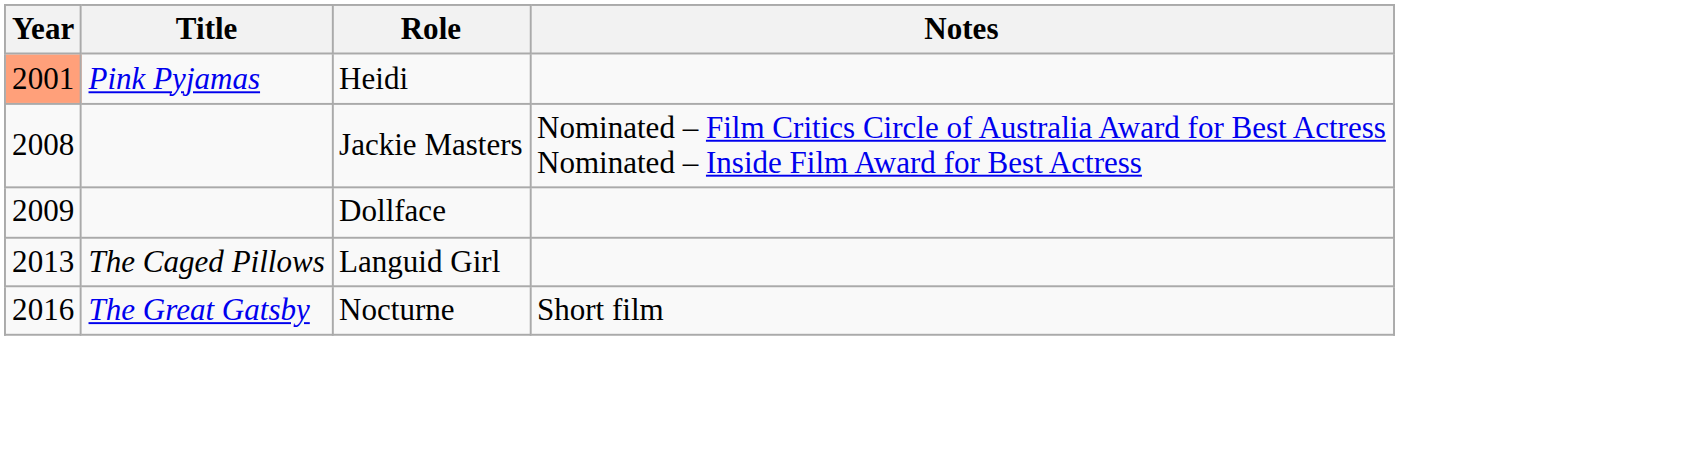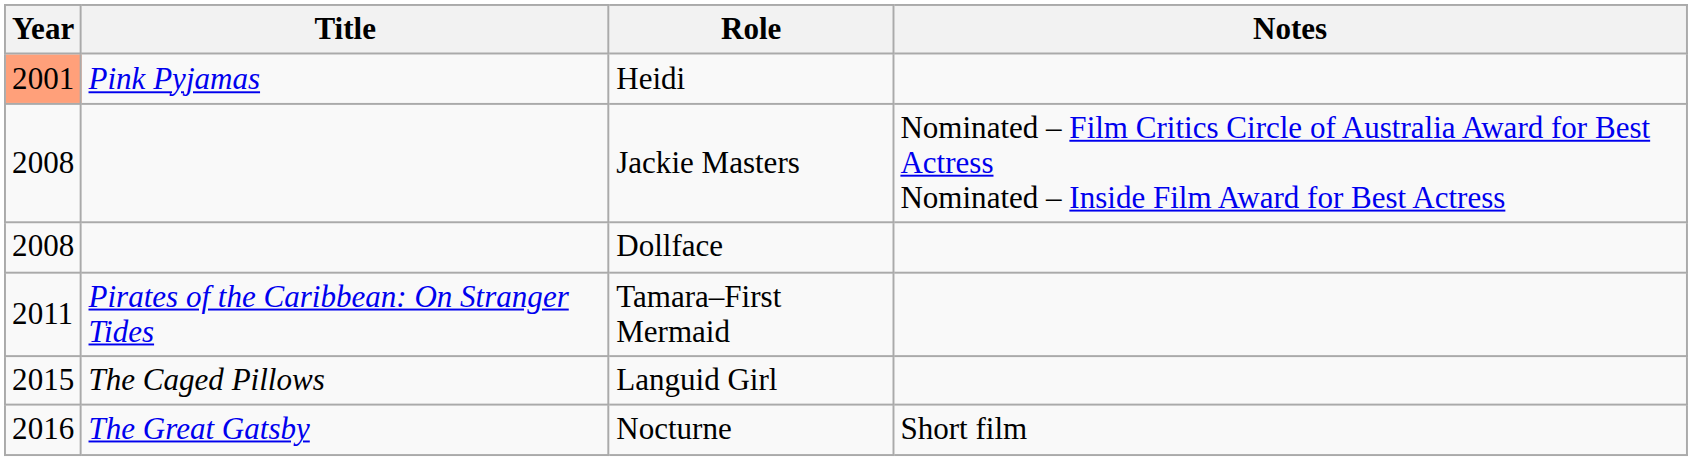(43, 211) 2009 -> (43, 246) 2008
+ row: (699, 313)
(43, 260) 2013 -> (43, 380) 2015
